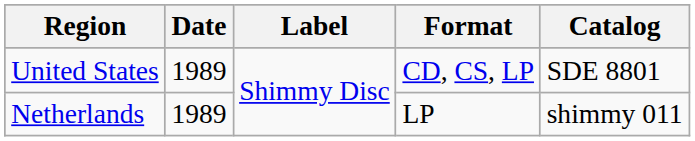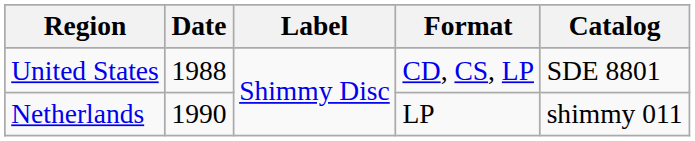(199, 69) 1989 -> (199, 69) 1988
(199, 113) 1989 -> (199, 113) 1990
